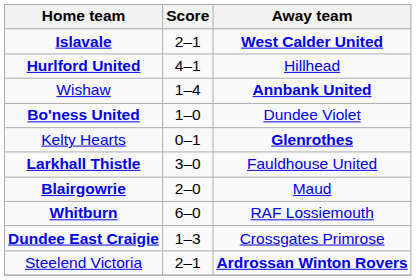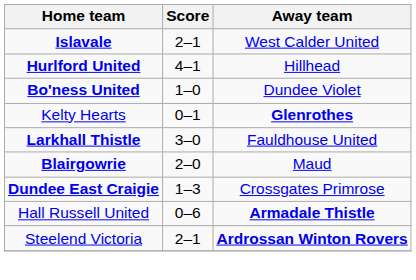(312, 41) bold -> (312, 41) normal
- row: (84, 90)
- row: (84, 213)
+ row: (84, 213)
